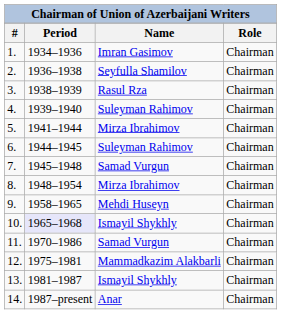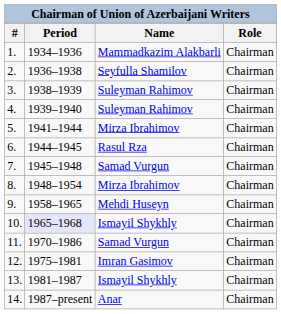(135, 52) Imran Gasimov -> (159, 52) Mammadkazim Alakbarli
(122, 90) Rasul Rza -> (145, 90) Suleyman Rahimov
(145, 147) Suleyman Rahimov -> (122, 147) Rasul Rza
(159, 261) Mammadkazim Alakbarli -> (135, 261) Imran Gasimov
